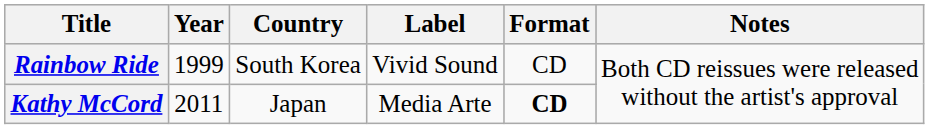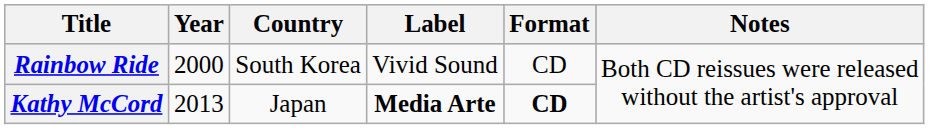(199, 63) 1999 -> (199, 63) 2000
(199, 103) 2011 -> (199, 103) 2013
(435, 103) normal -> (435, 103) bold
